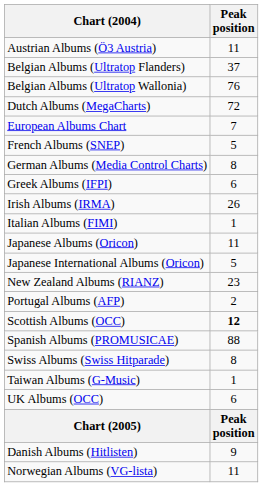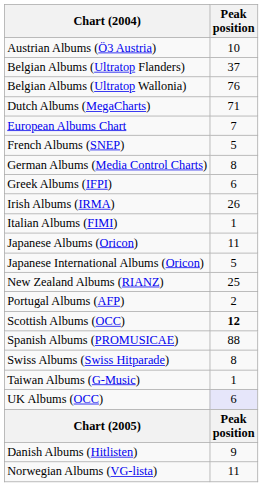(234, 47) 11 -> (234, 47) 10
(234, 106) 72 -> (234, 106) 71
(234, 282) 23 -> (234, 282) 25
(234, 399) no background -> (234, 399) lavender background
